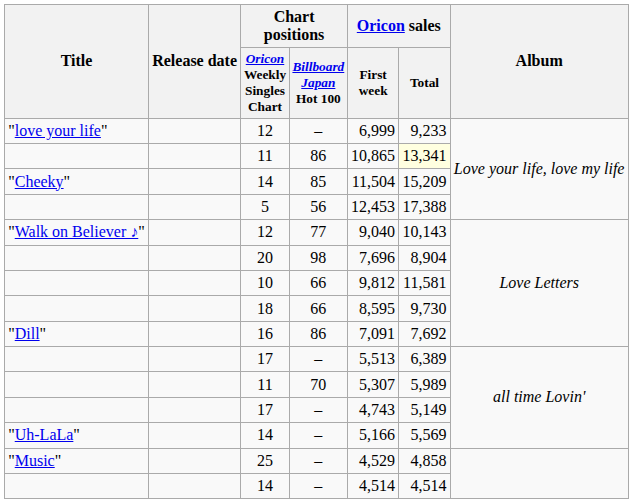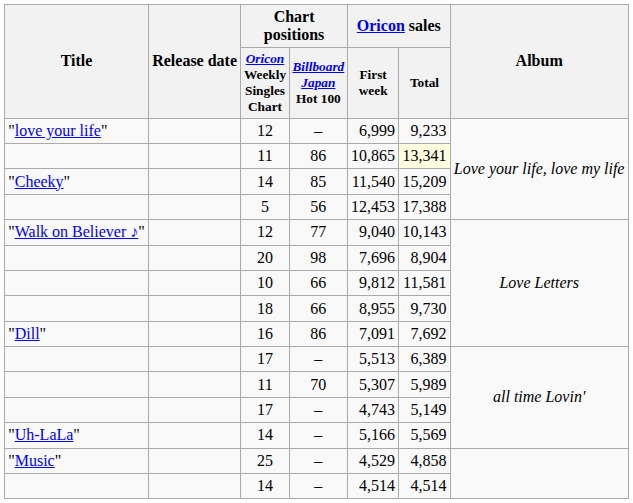(373, 181) 11,504 -> (373, 181) 11,540
(377, 308) 8,595 -> (377, 308) 8,955
